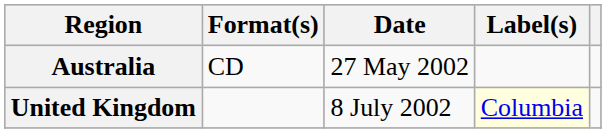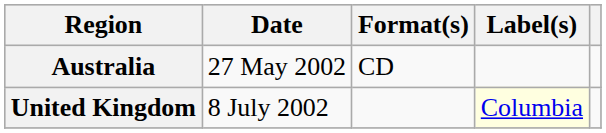columns swapped: (400, 25) <-> (263, 25)
